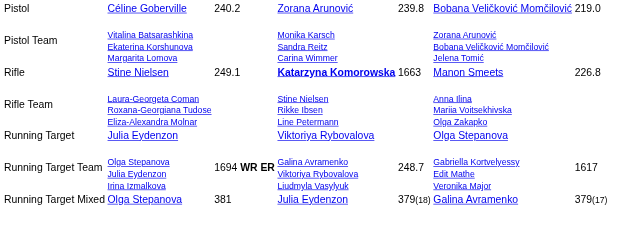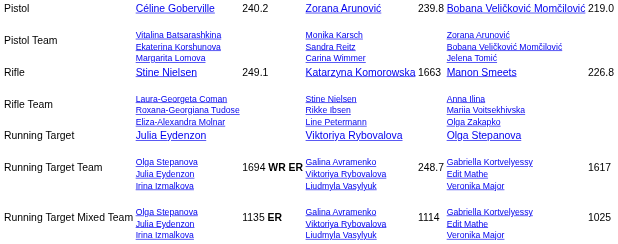(336, 72) bold -> (361, 72) normal
- row: (54, 200)
+ row: (69, 217)
